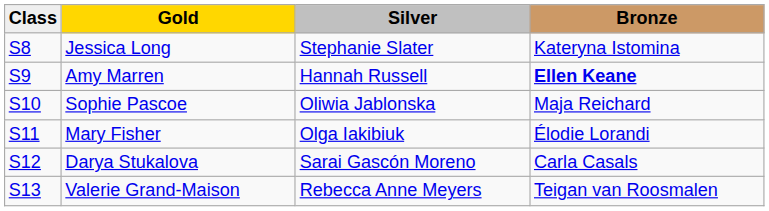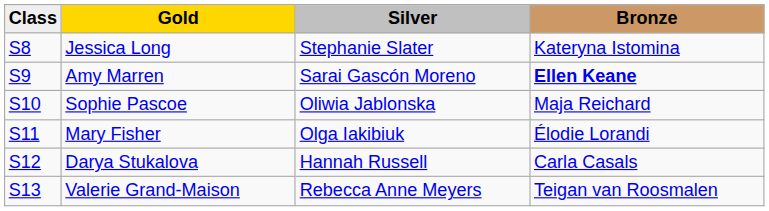(363, 76) Hannah Russell -> (388, 76) Sarai Gascón Moreno
(388, 162) Sarai Gascón Moreno -> (363, 162) Hannah Russell
